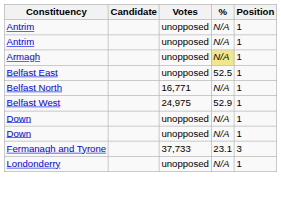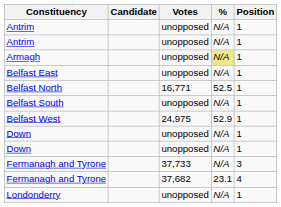(223, 73) 52.5 -> (221, 73) N/A
(221, 88) N/A -> (223, 88) 52.5
+ row: (35, 103)
(223, 149) 23.1 -> (221, 164) N/A
+ row: (56, 179)
